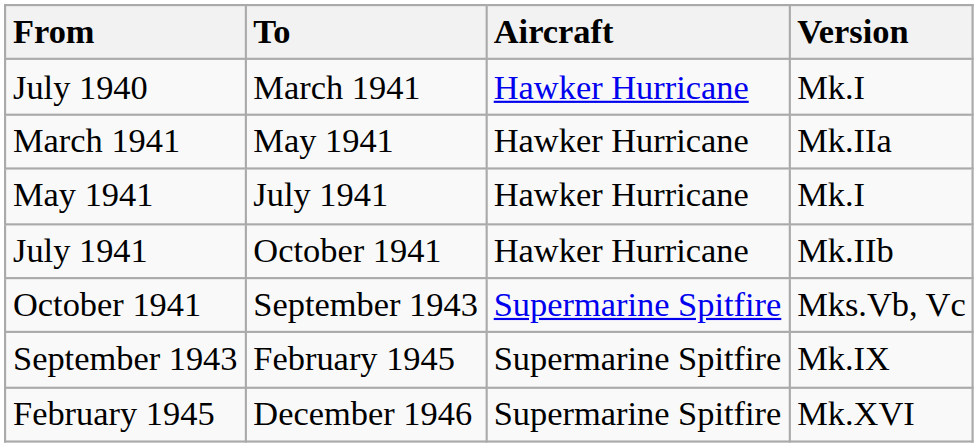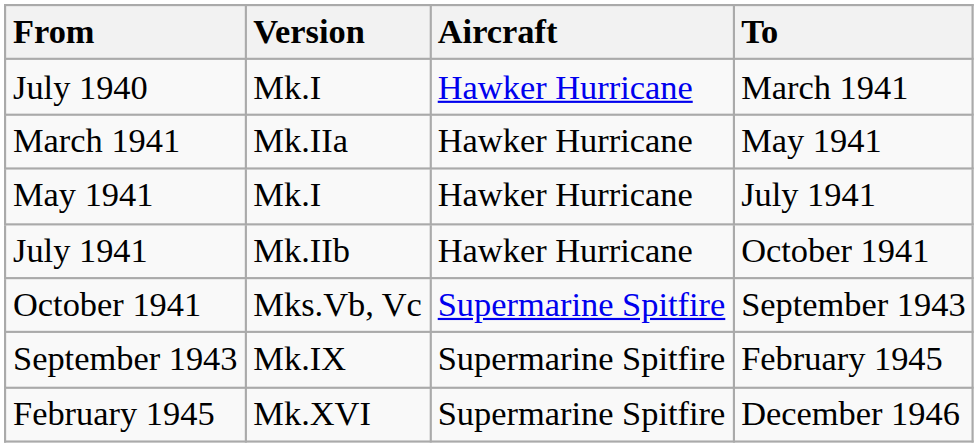columns swapped: (272, 31) <-> (853, 31)
